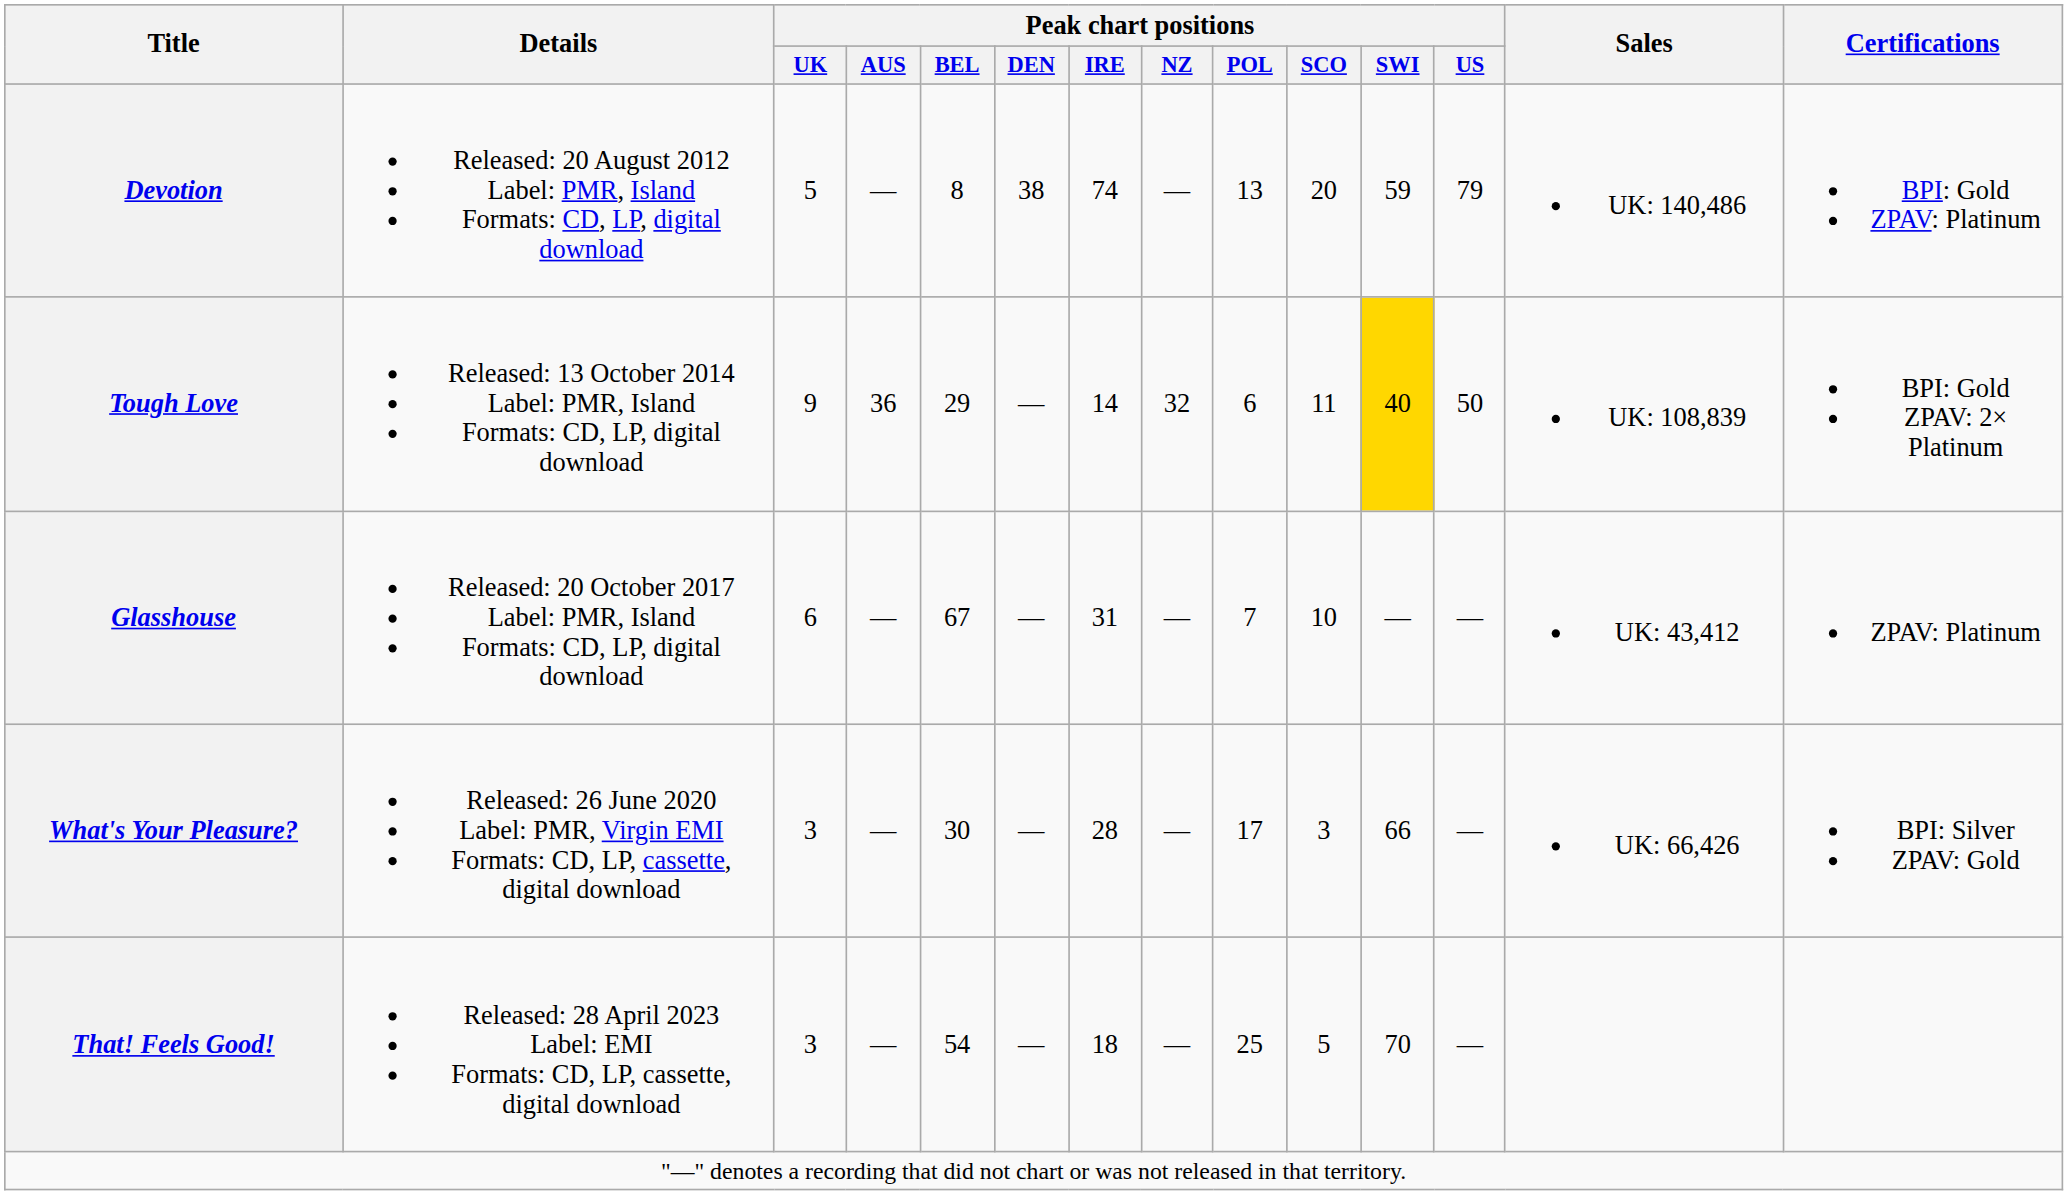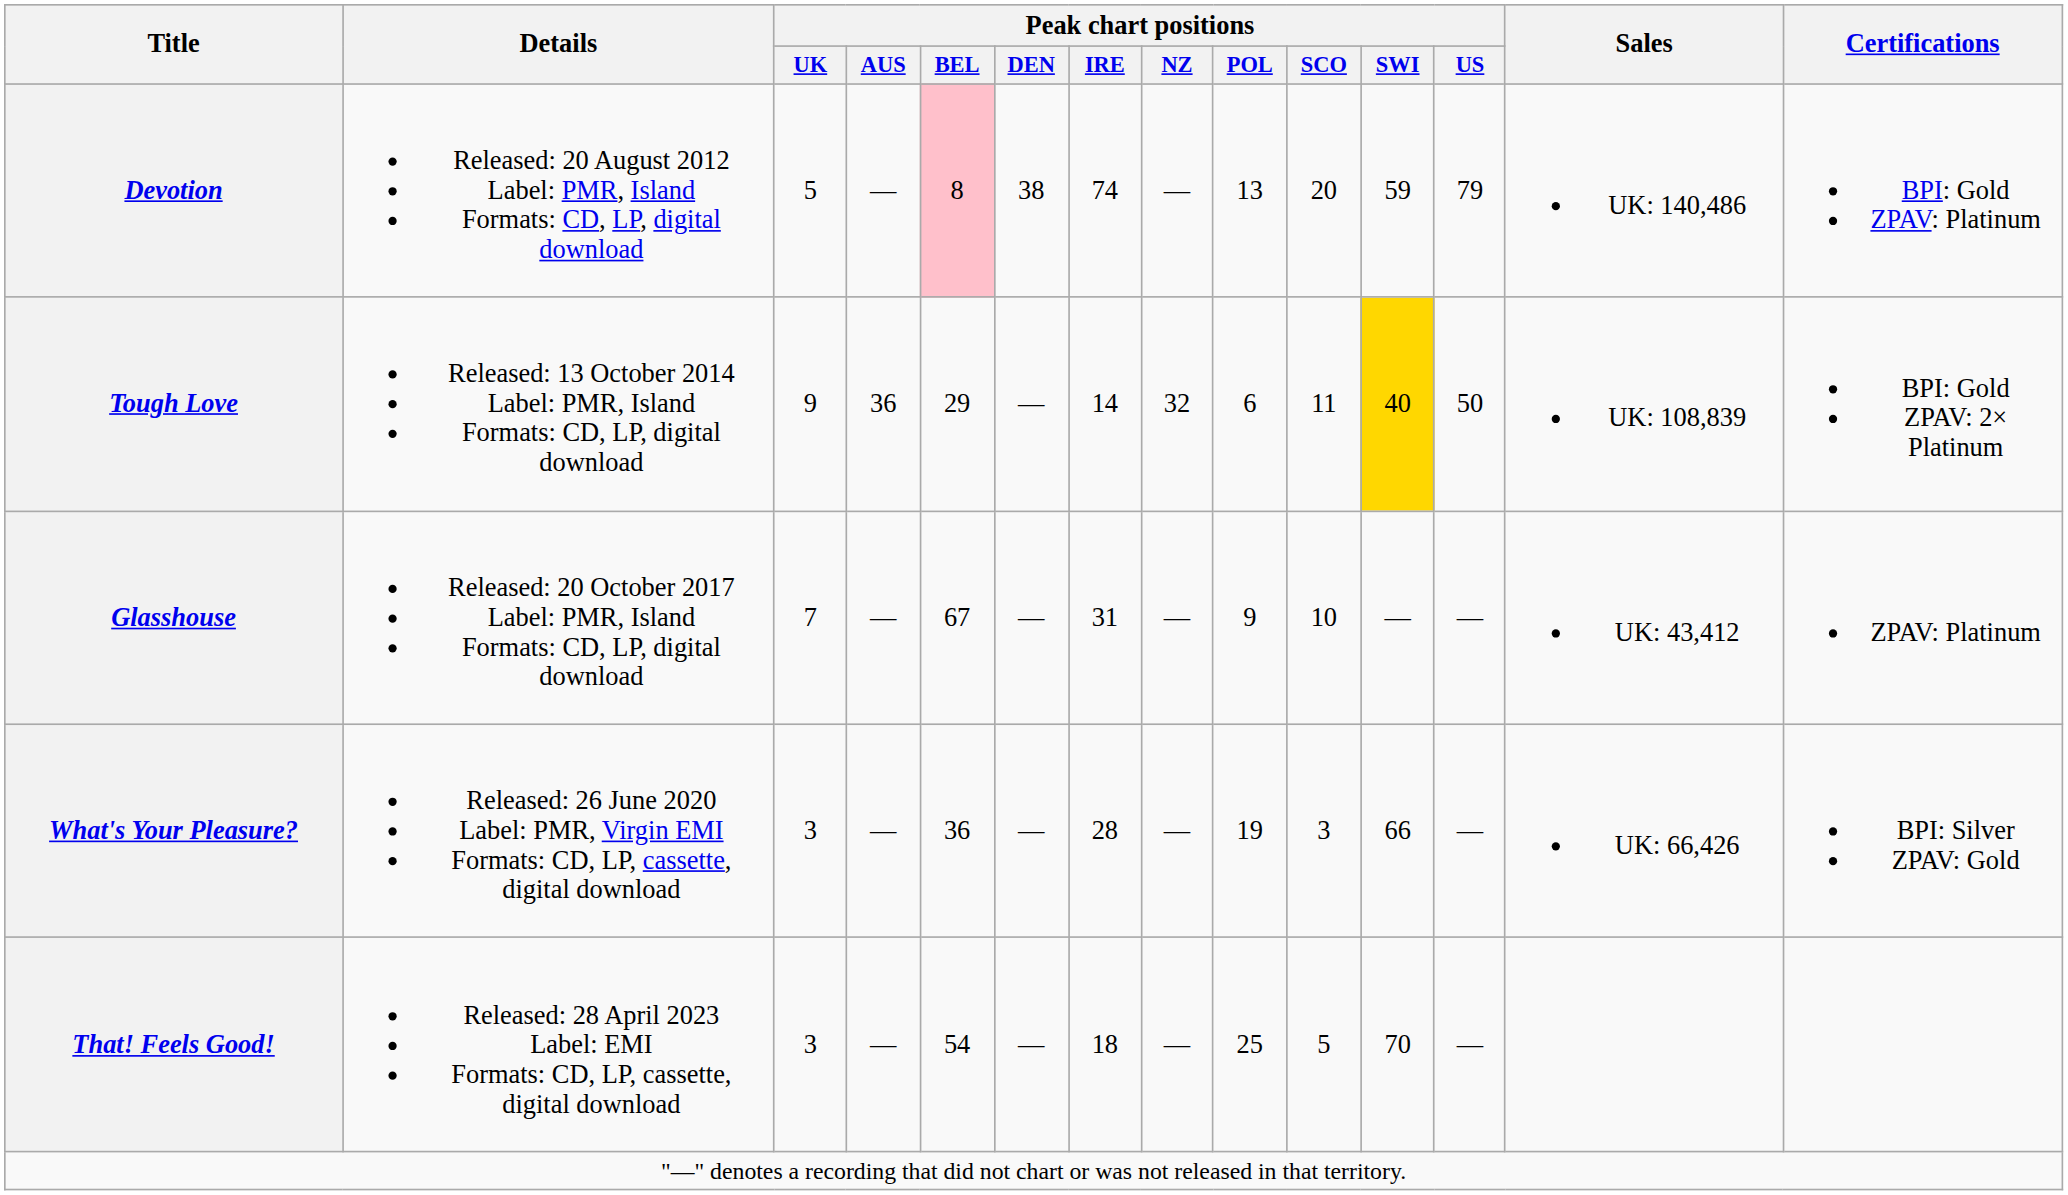(957, 190) no background -> (957, 190) pink background
(810, 617) 6 -> (810, 617) 7
(1250, 617) 7 -> (1250, 617) 9
(957, 830) 30 -> (957, 830) 36
(1250, 830) 17 -> (1250, 830) 19
